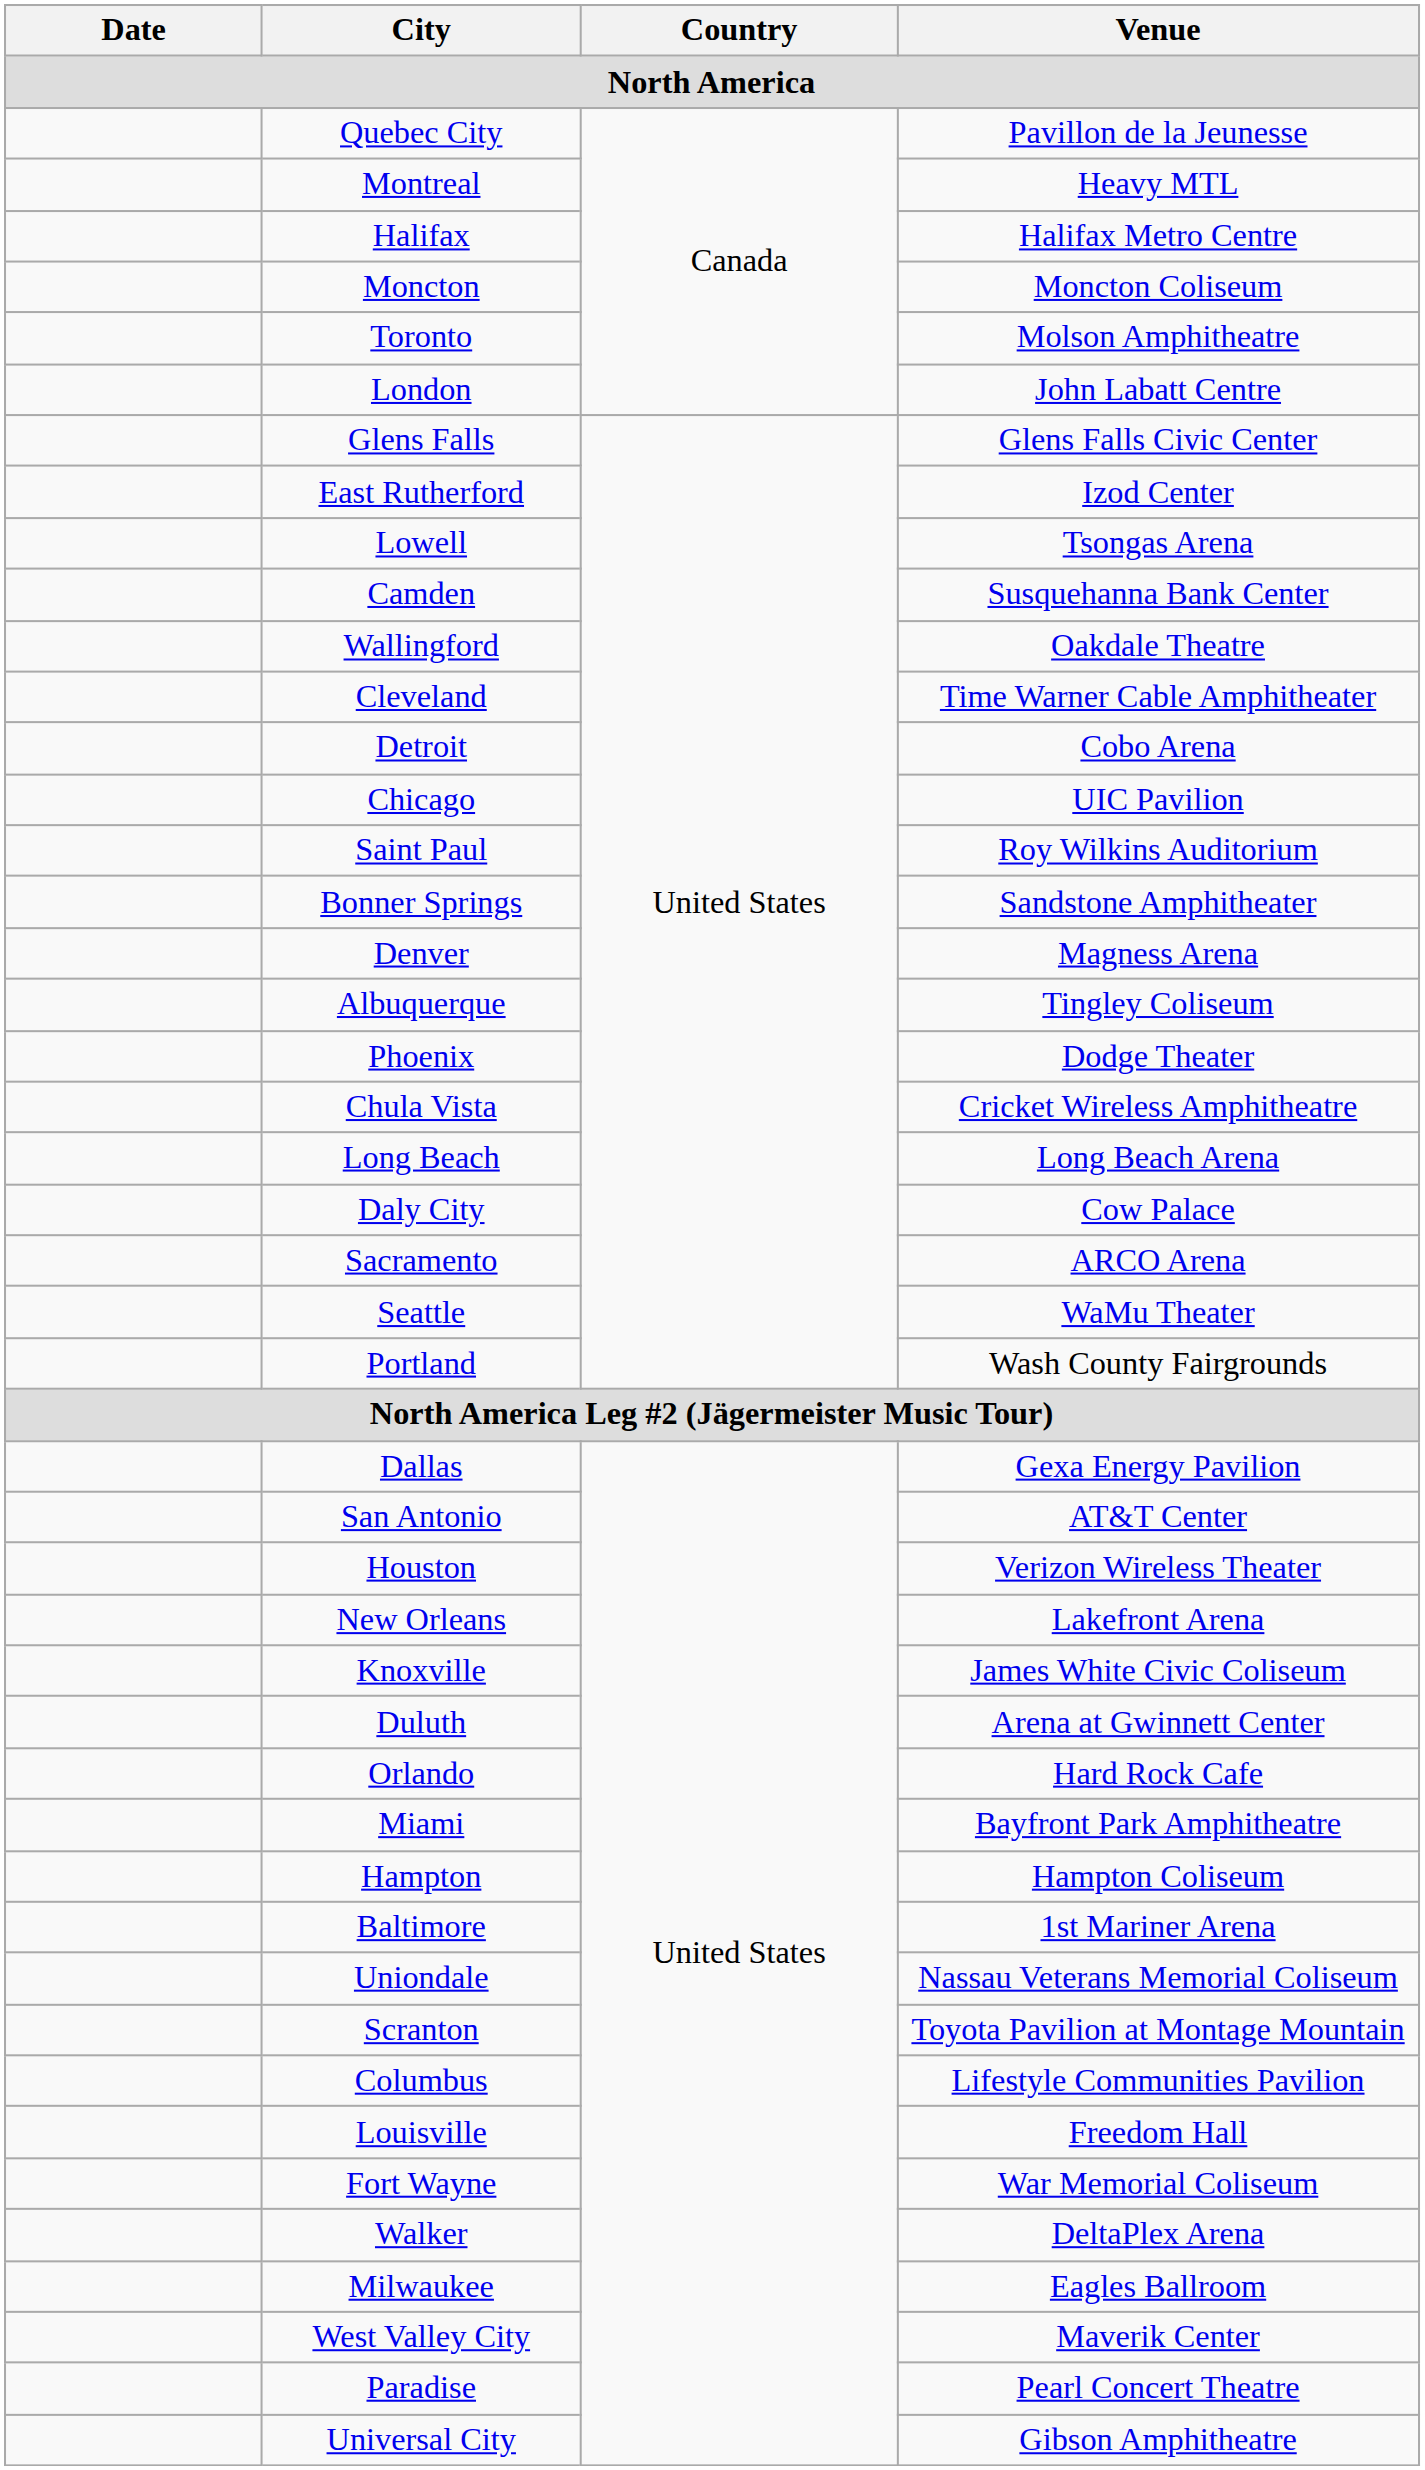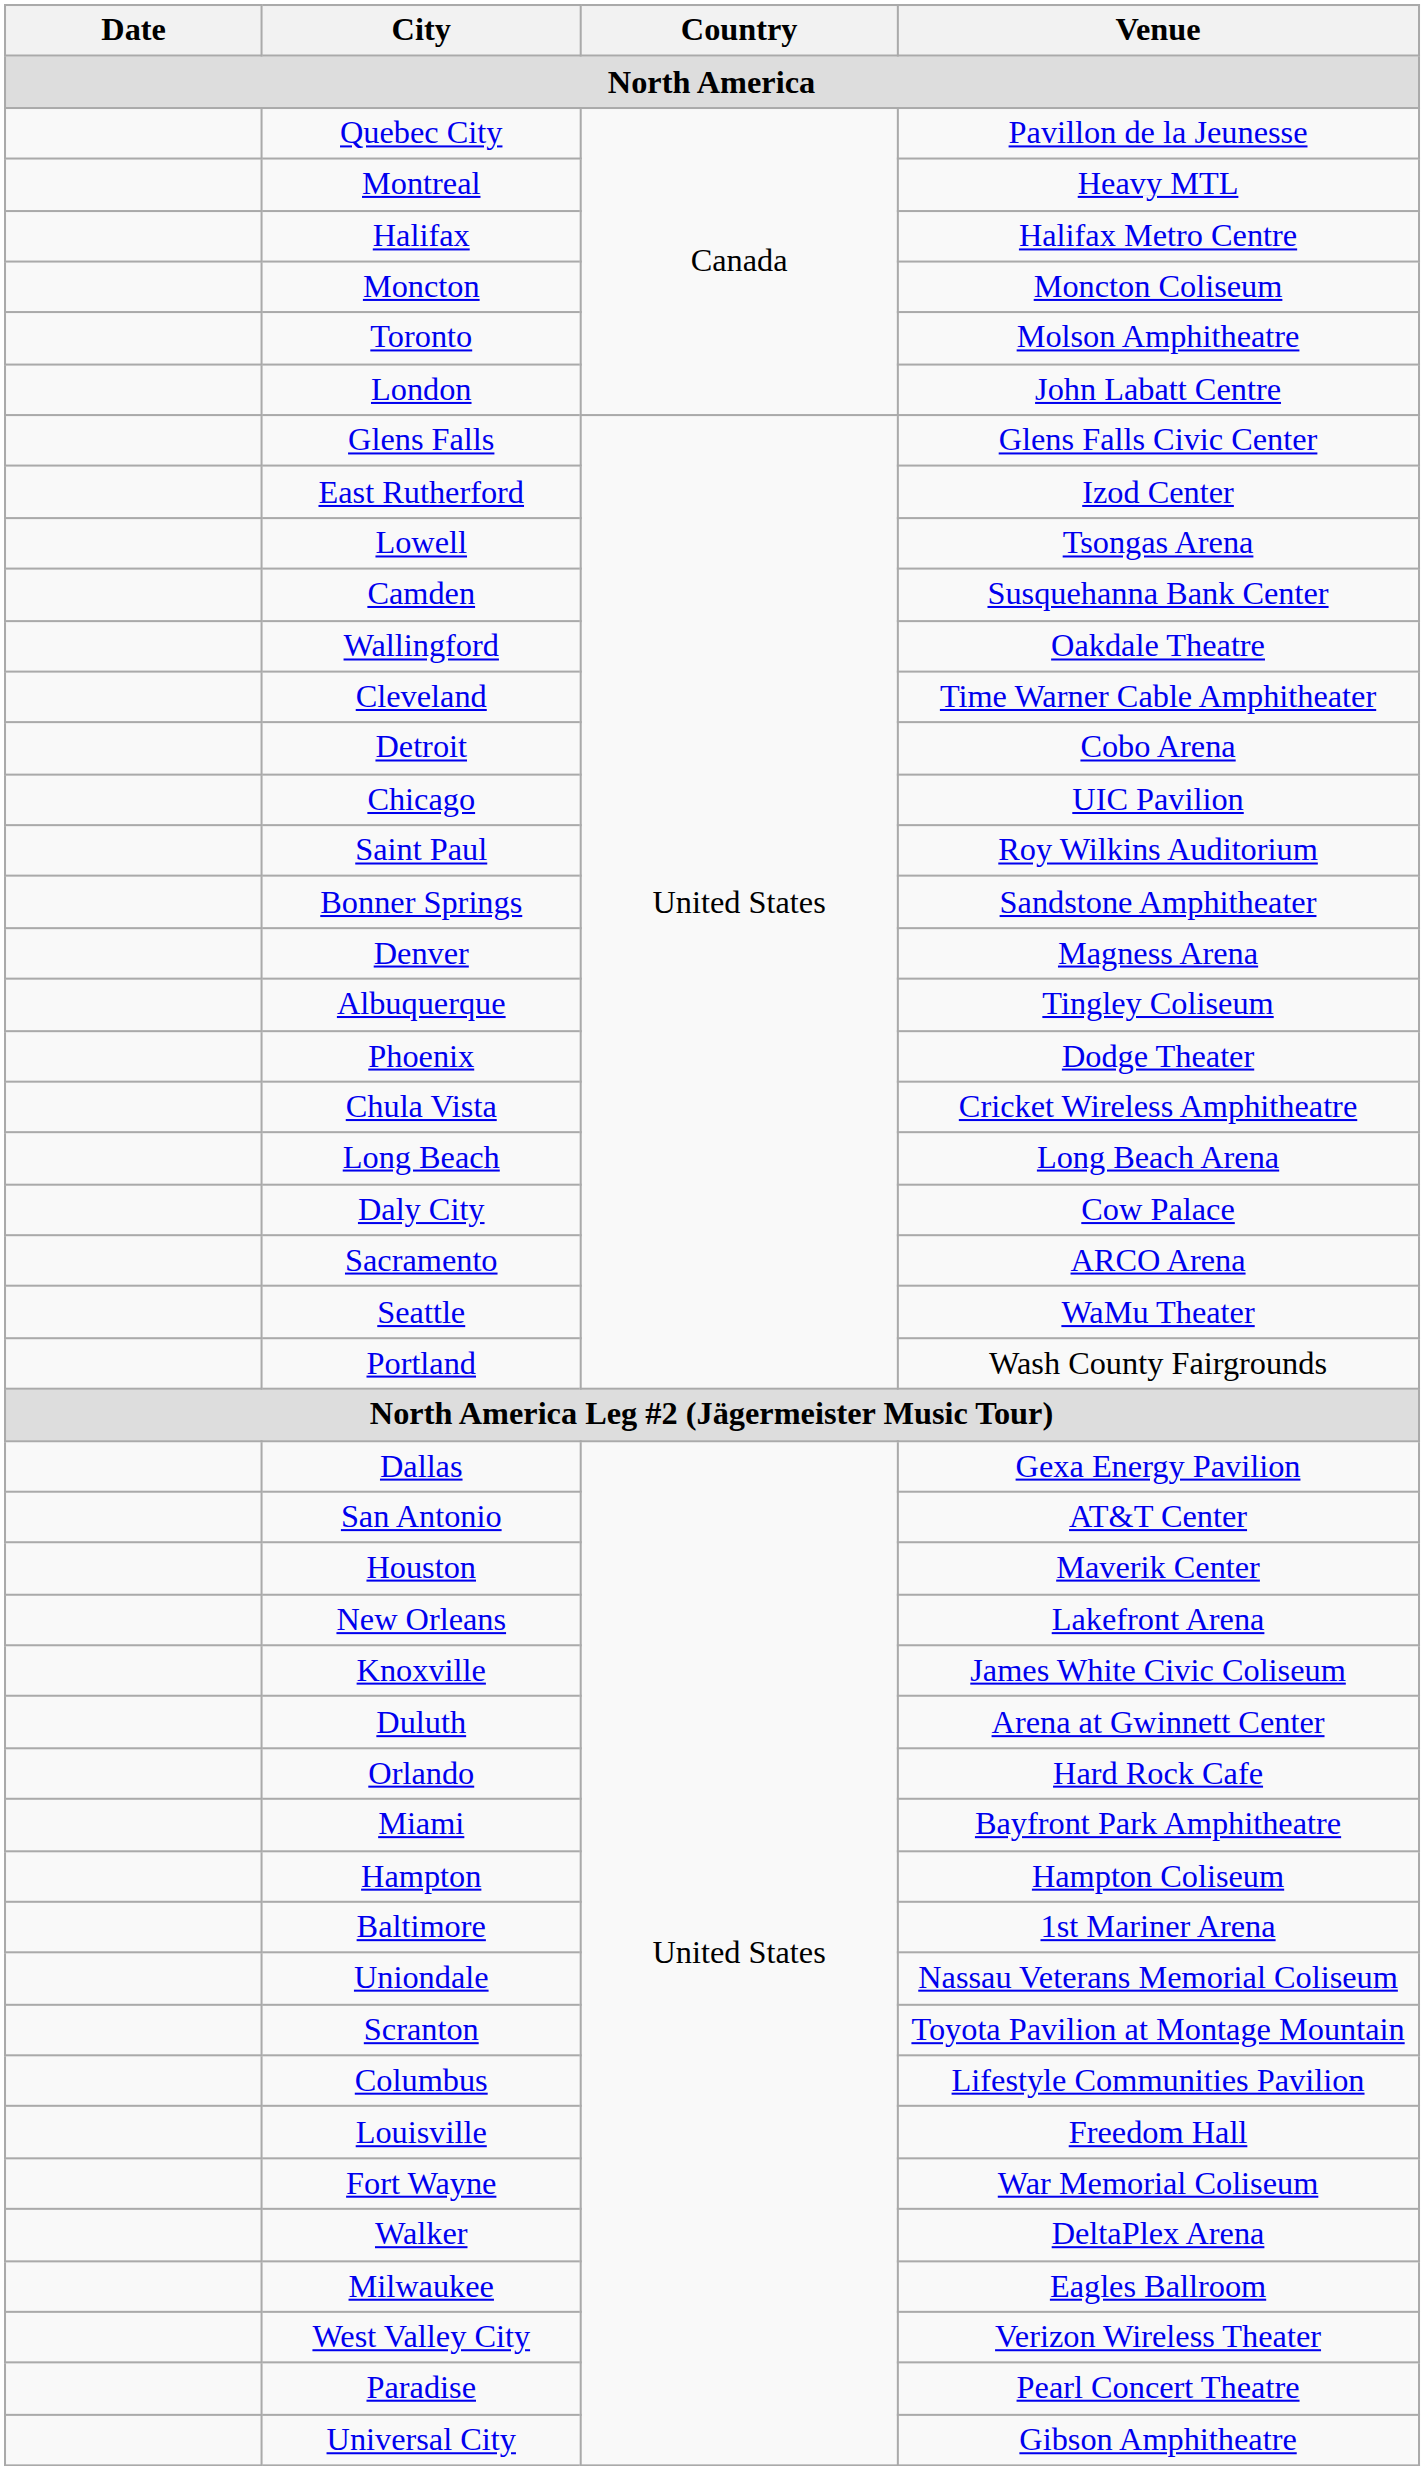(1158, 1567) Verizon Wireless Theater -> (1158, 1567) Maverik Center
(1158, 2336) Maverik Center -> (1158, 2336) Verizon Wireless Theater
